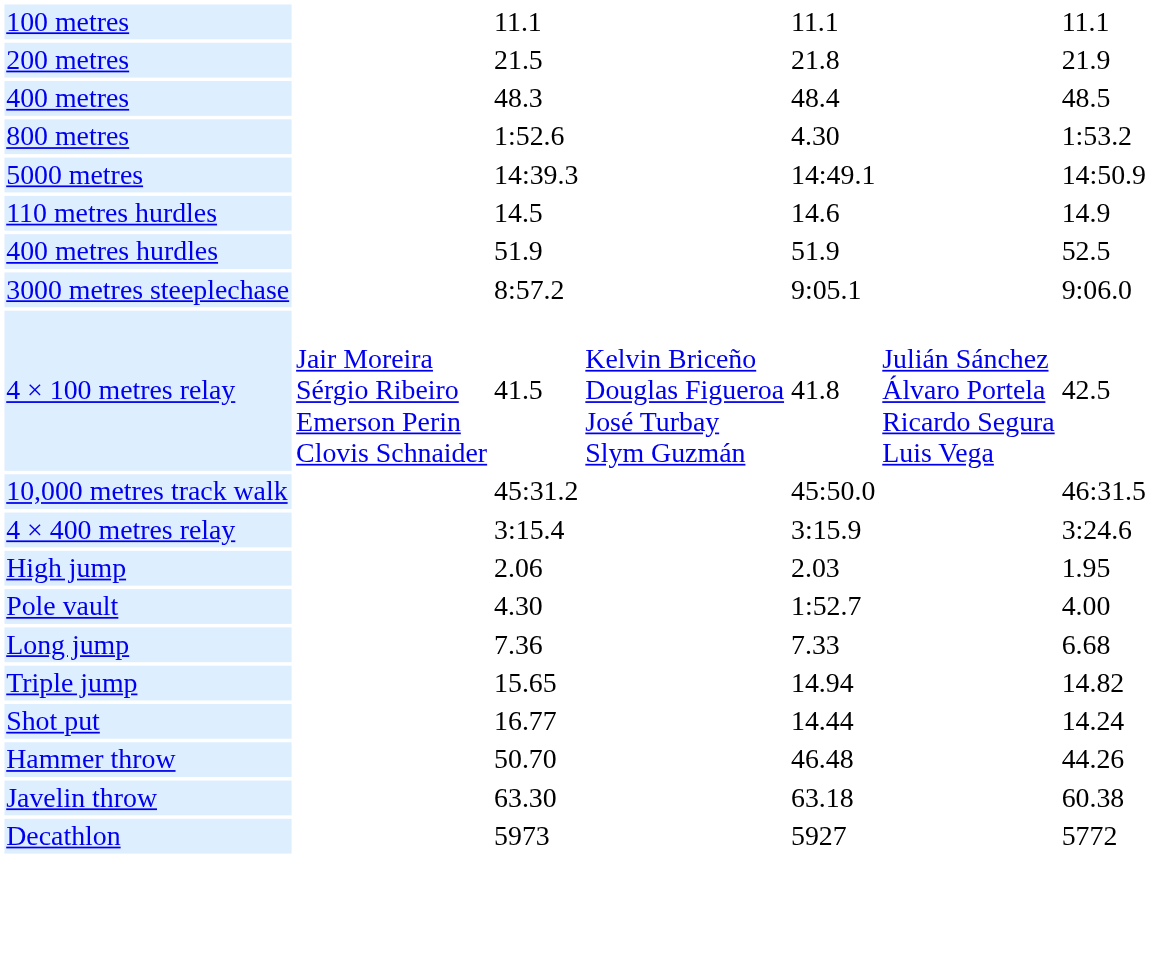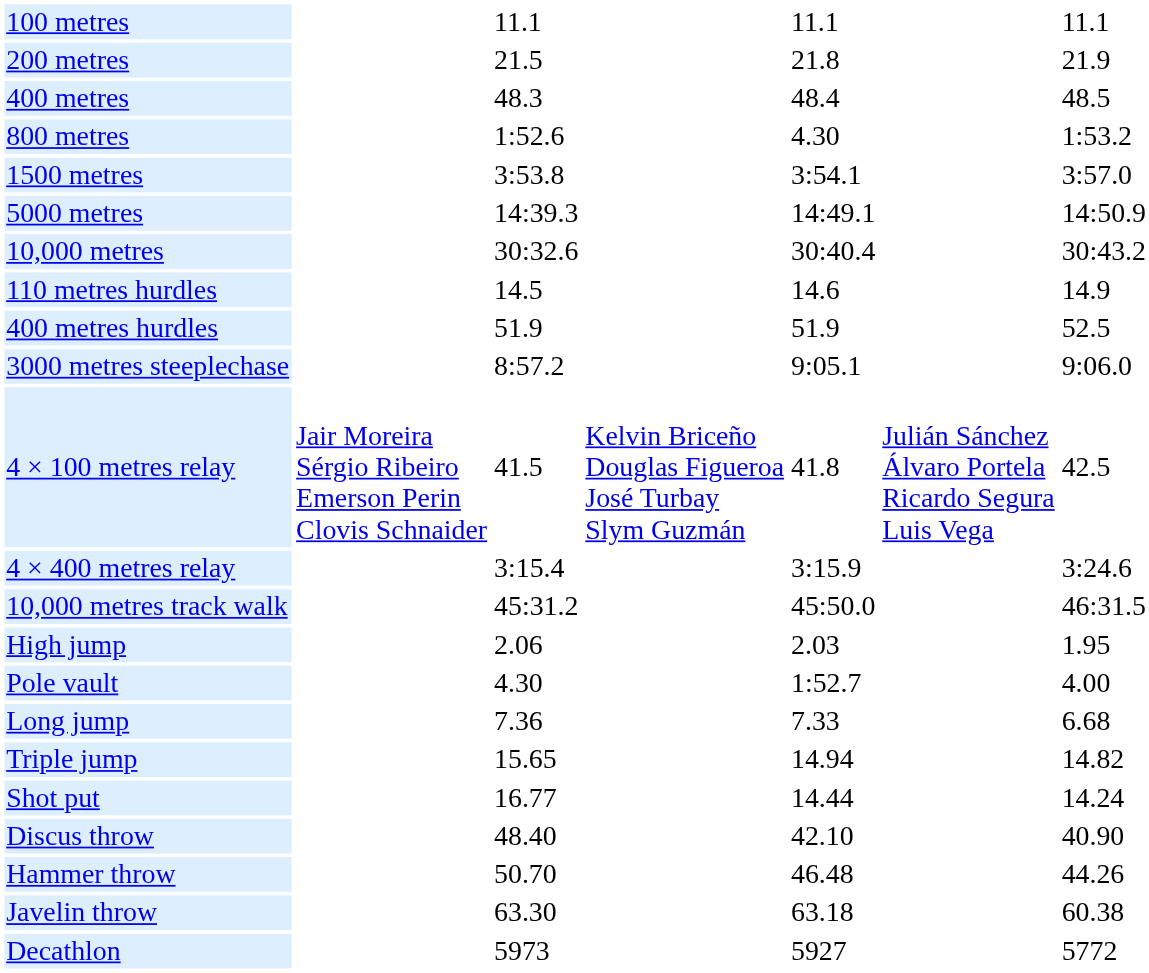+ row: (75, 174)
+ row: (85, 251)
rows swapped: (121, 529) <-> (147, 491)
+ row: (80, 835)
